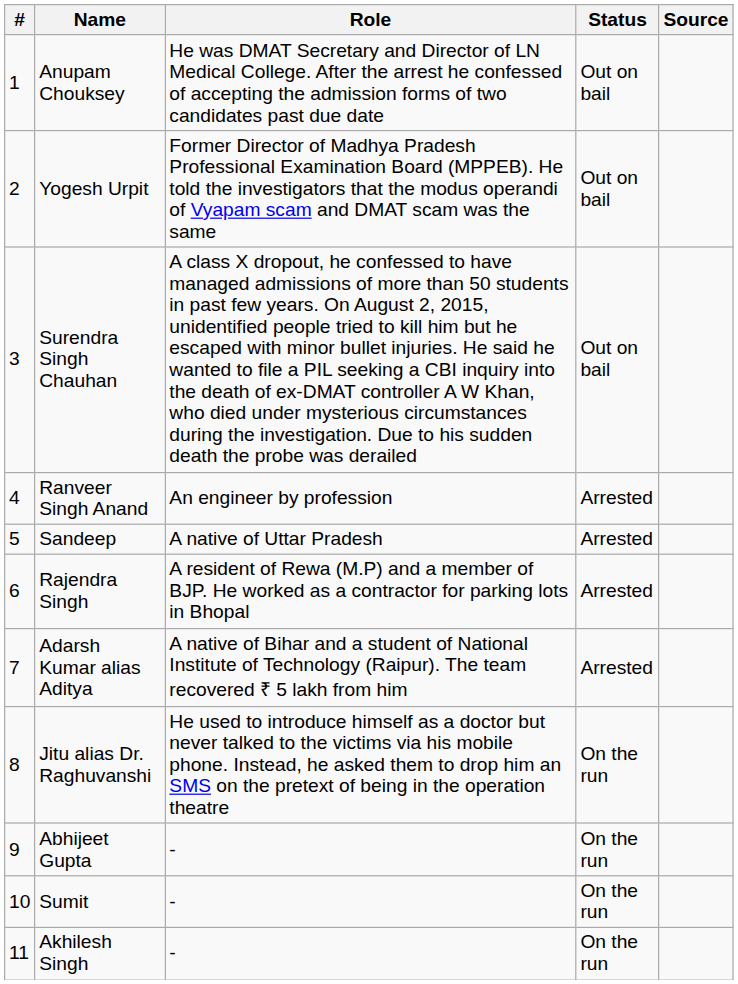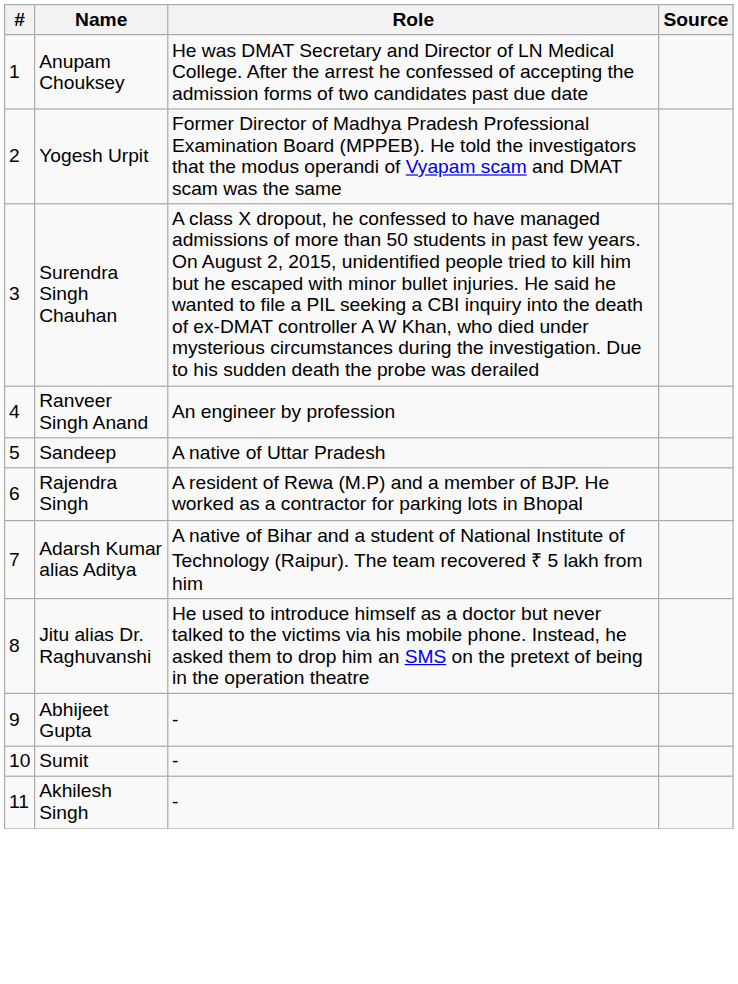- column: (618, 19)
